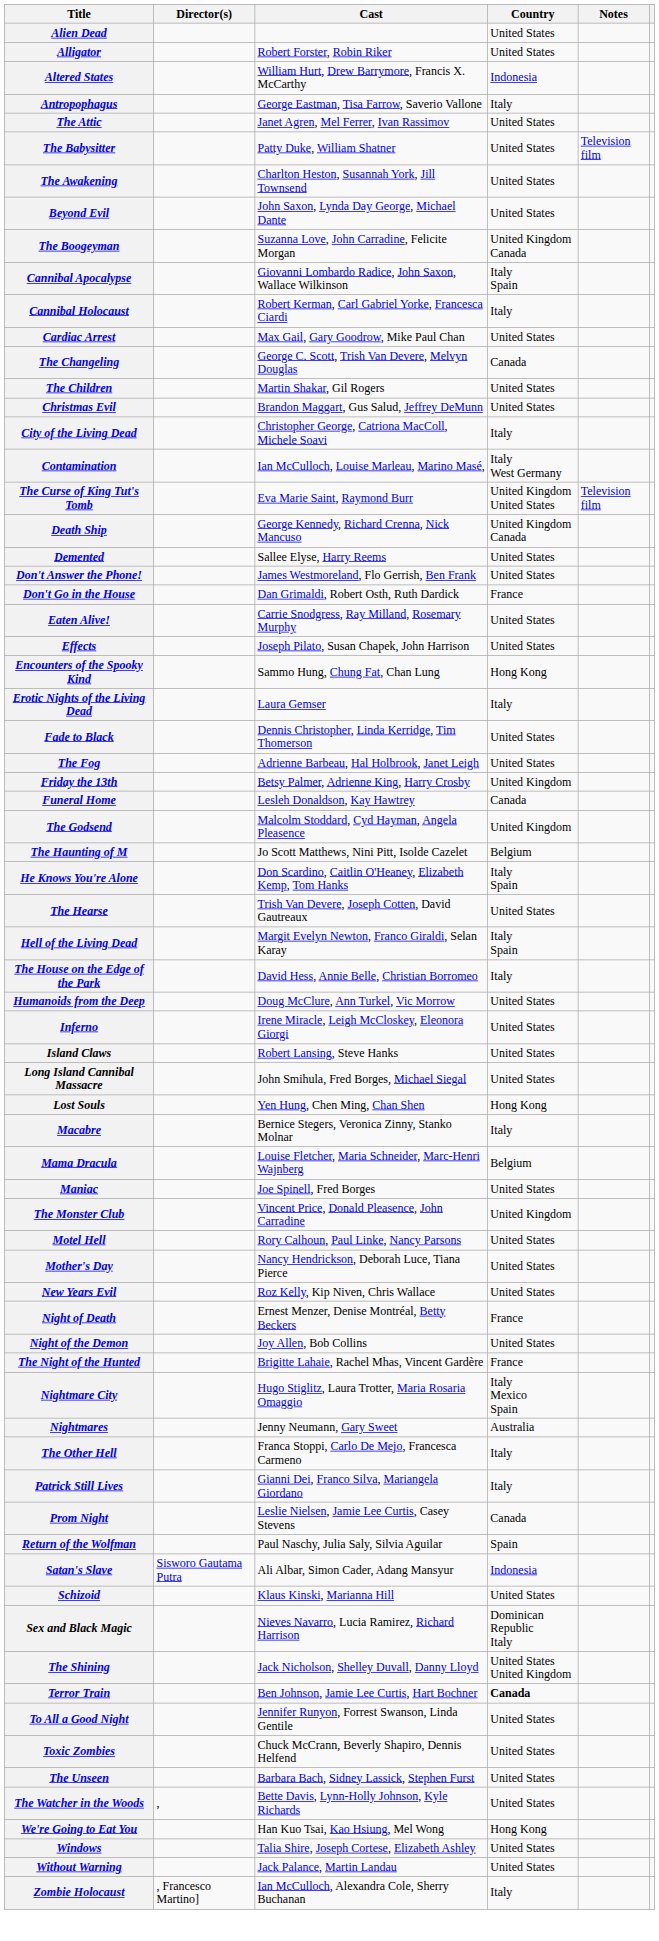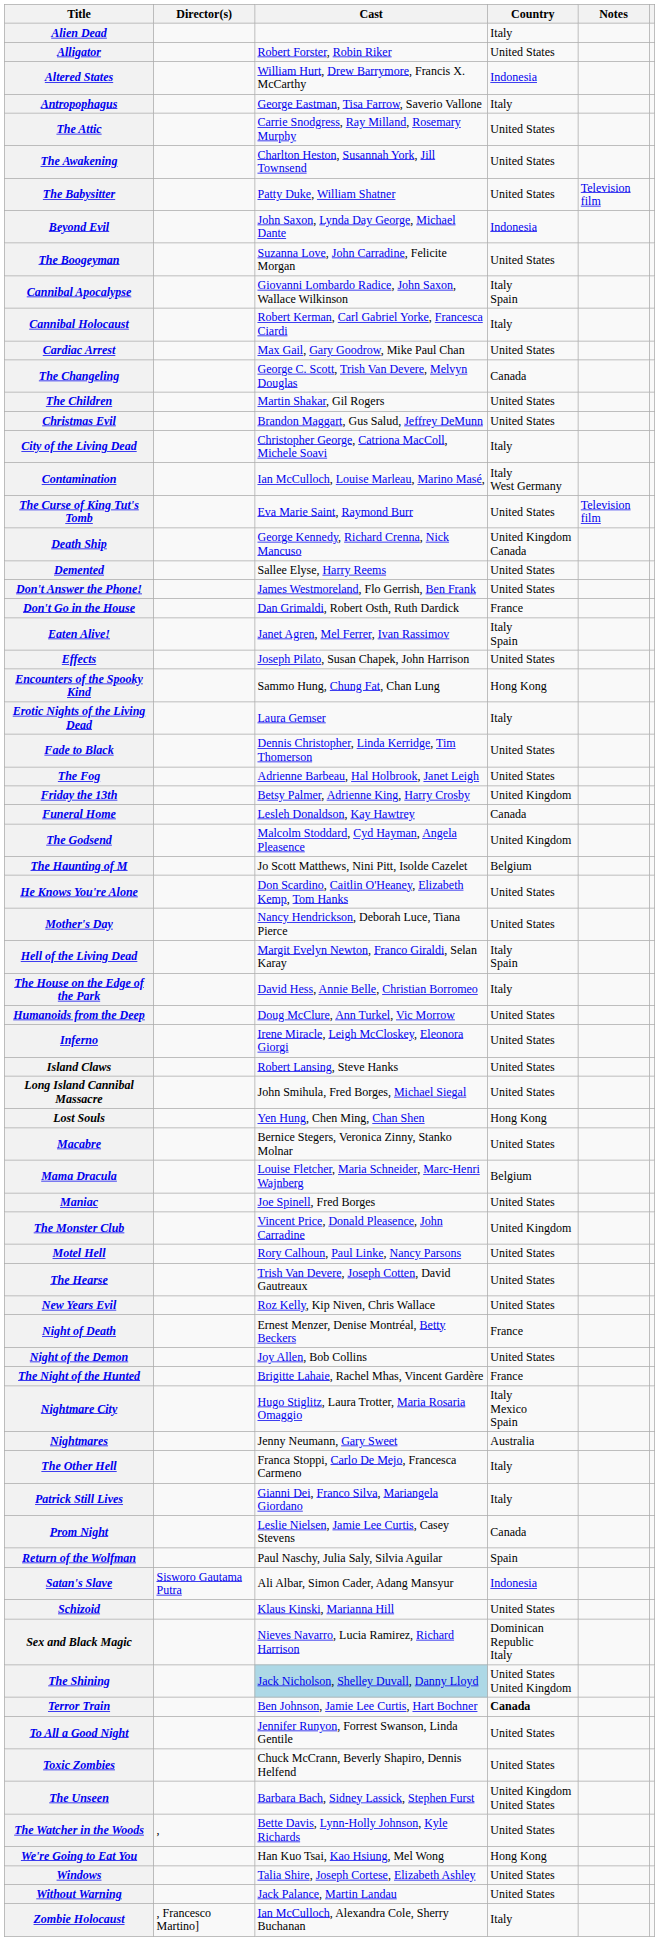(522, 33) United States -> (501, 33) Italy
(353, 122) Janet Agren, Mel Ferrer, Ivan Rassimov -> (359, 129) Carrie Snodgress, Ray Milland, Rosemary Murphy
rows swapped: (79, 180) <-> (79, 148)
(522, 213) United States -> (514, 227) Indonesia
(531, 246) United Kingdom Canada -> (522, 259) United States
(531, 498) United Kingdom United States -> (522, 511) United States
(359, 620) Carrie Snodgress, Ray Milland, Rosemary Murphy -> (353, 633) Janet Agren, Mel Ferrer, Ivan Rassimov
(522, 620) United States -> (504, 633) Italy Spain
(504, 878) Italy Spain -> (522, 891) United States
rows swapped: (79, 910) <-> (79, 1266)
(501, 1130) Italy -> (522, 1144) United States
(368, 1667) no background -> (368, 1681) lightblue background
(522, 1777) United States -> (531, 1797) United Kingdom United States
